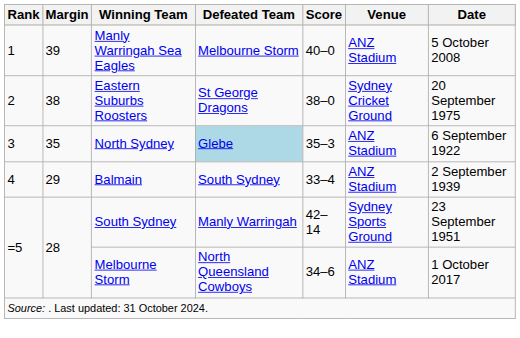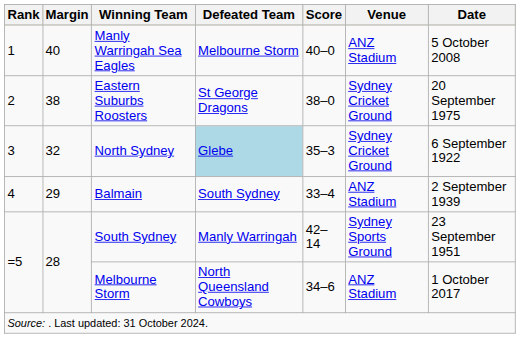(53, 50) 39 -> (53, 50) 40
(53, 143) 35 -> (53, 151) 32
(372, 143) ANZ Stadium -> (370, 151) Sydney Cricket Ground
